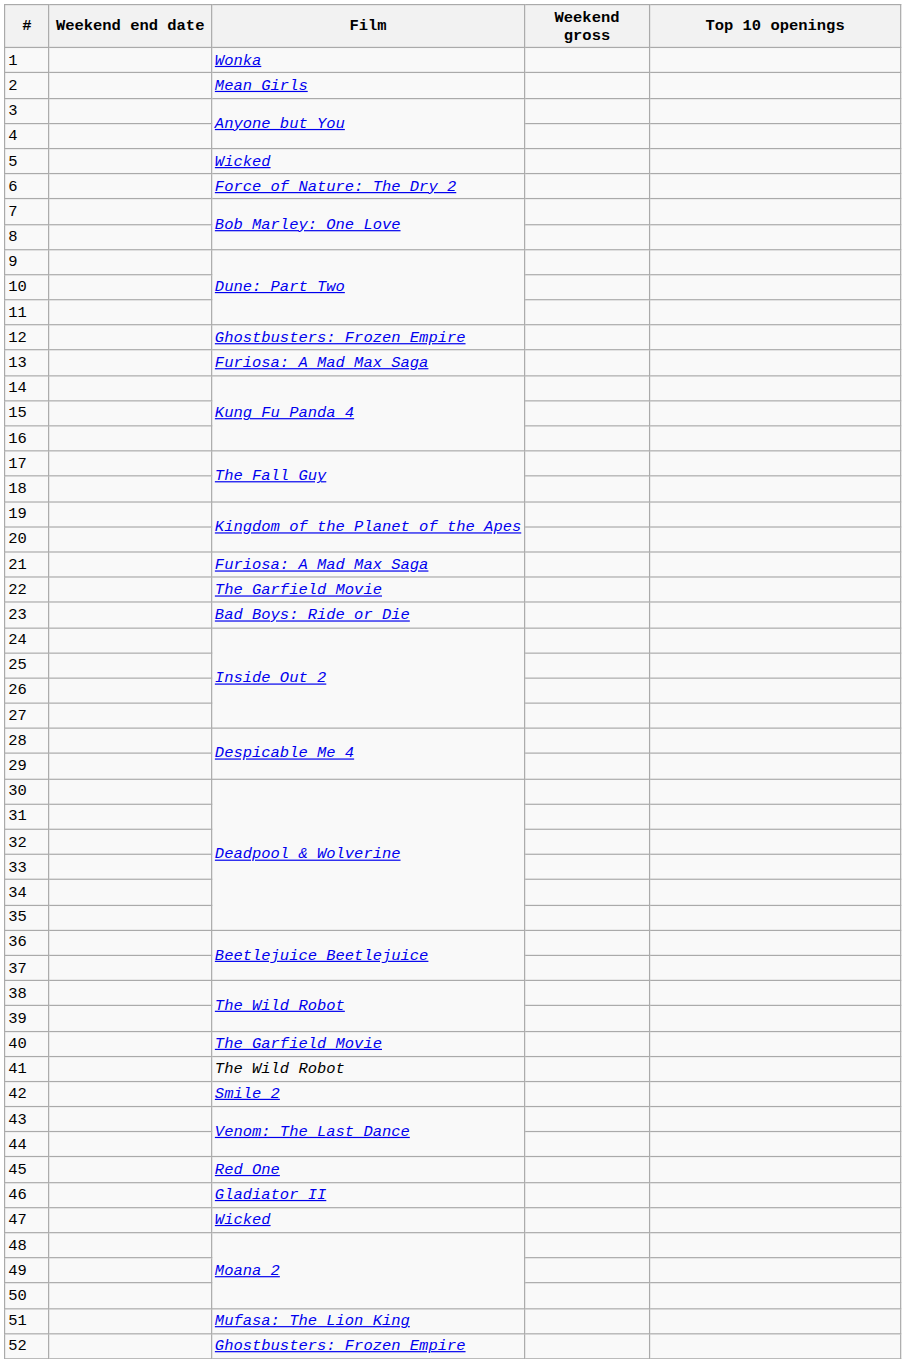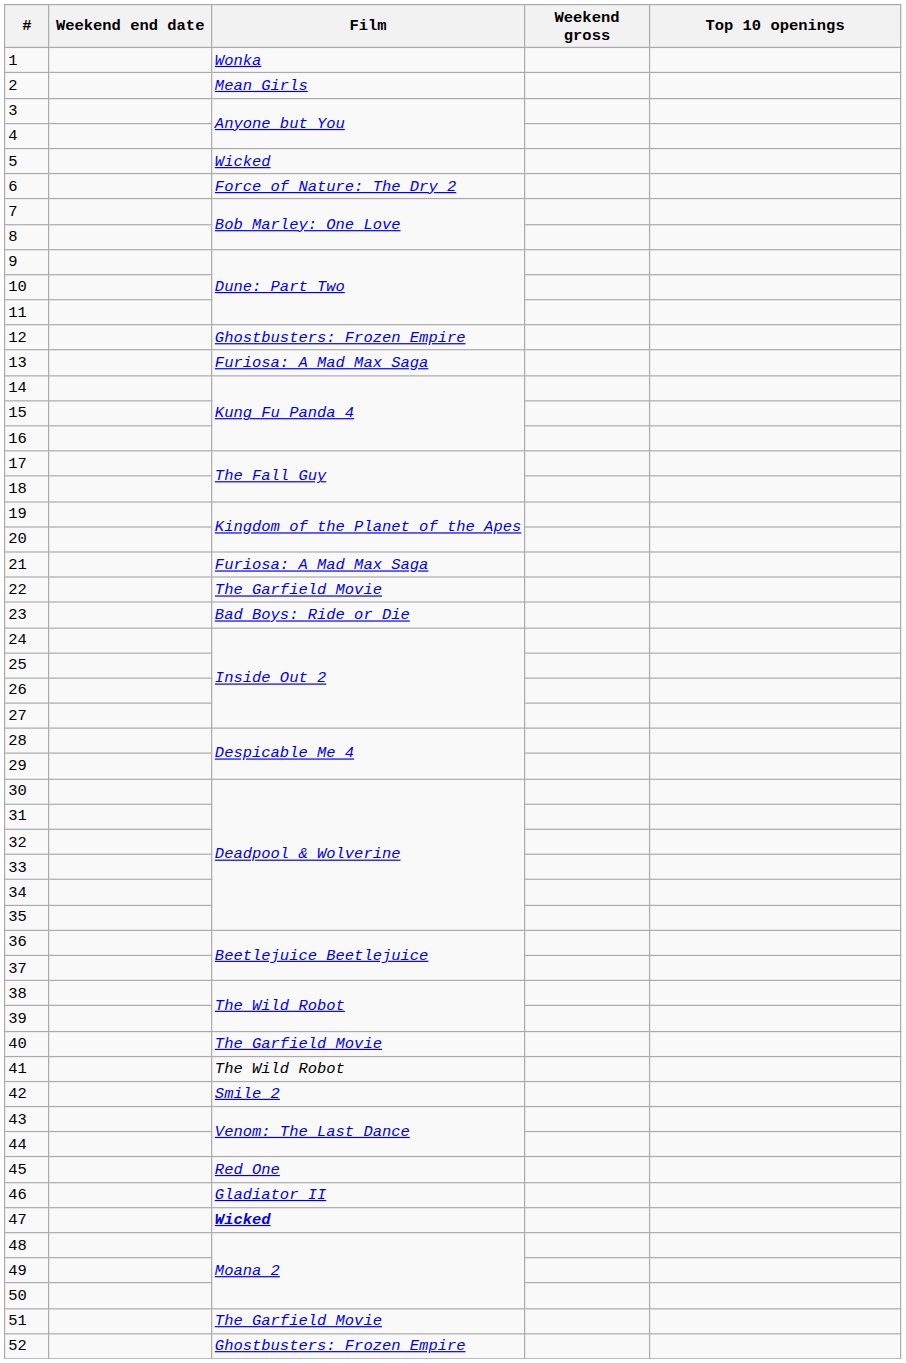(243, 1220) normal -> (243, 1220) bold
(312, 1321) Mufasa: The Lion King -> (298, 1321) The Garfield Movie
